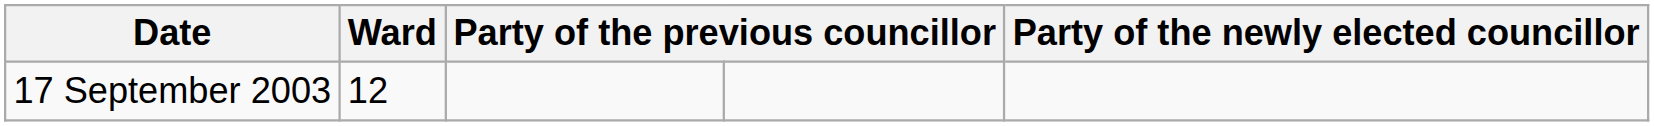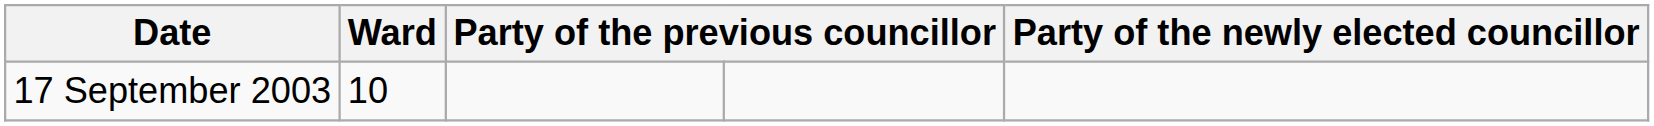(368, 90) 12 -> (368, 90) 10
